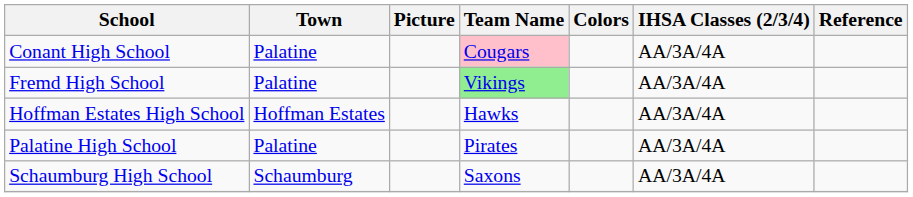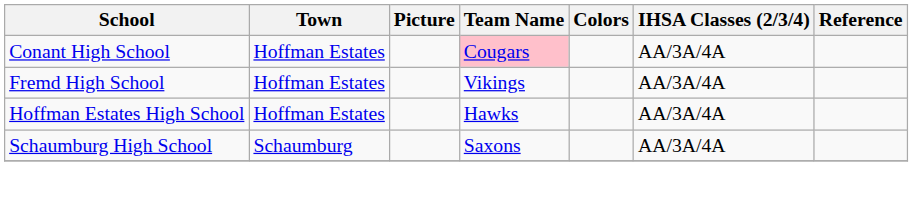(285, 51) Palatine -> (319, 51) Hoffman Estates
(285, 82) Palatine -> (319, 82) Hoffman Estates
(494, 82) lightgreen background -> (494, 82) no background
- row: (93, 144)
